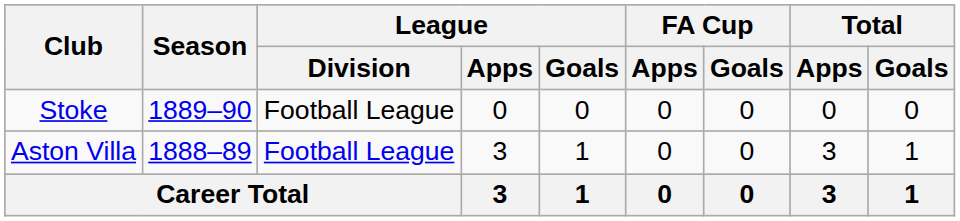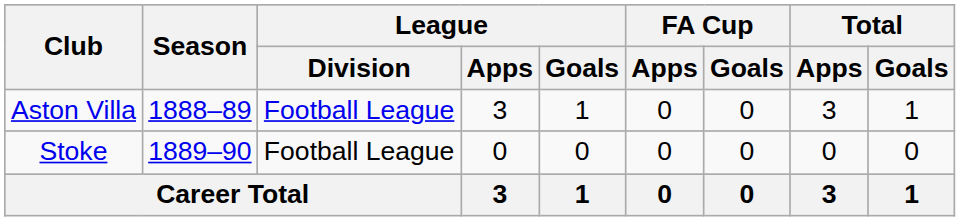rows swapped: (73, 151) <-> (73, 109)
